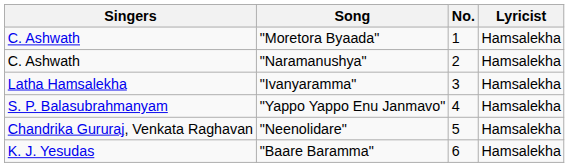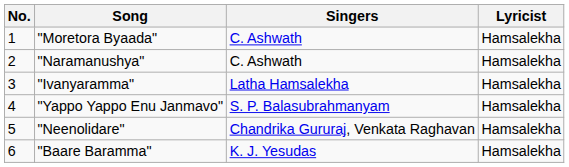columns swapped: (463, 16) <-> (130, 16)
